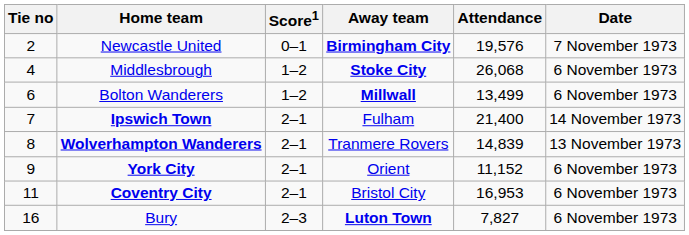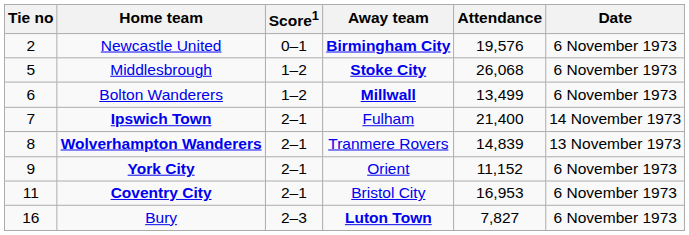(615, 45) 7 November 1973 -> (615, 45) 6 November 1973
(31, 70) 4 -> (31, 70) 5
